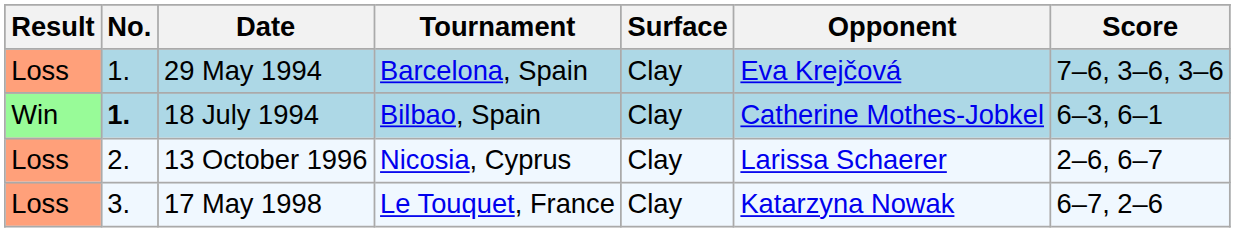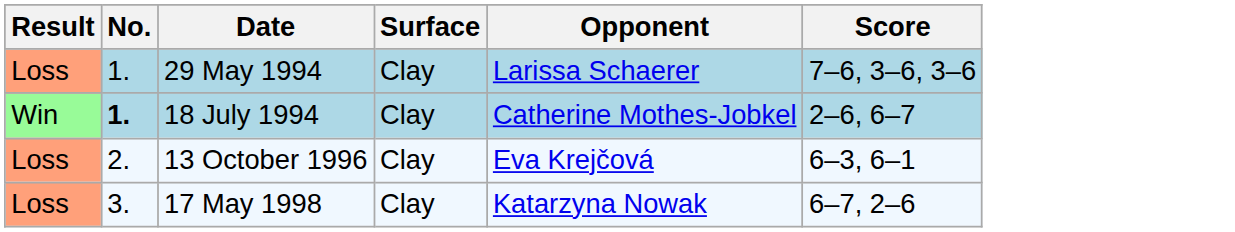- column: (497, 26)
(821, 70) Eva Krejčová -> (596, 70) Larissa Schaerer
(1110, 114) 6–3, 6–1 -> (862, 114) 2–6, 6–7
(844, 159) Larissa Schaerer -> (573, 159) Eva Krejčová
(1110, 159) 2–6, 6–7 -> (862, 159) 6–3, 6–1
